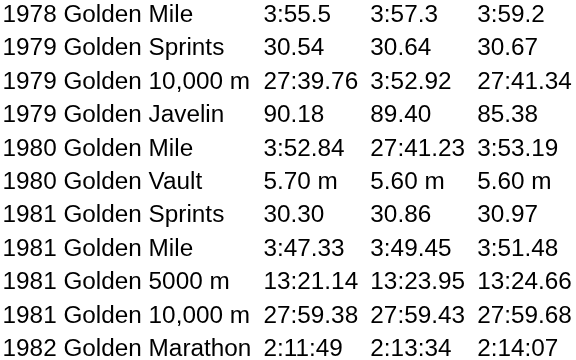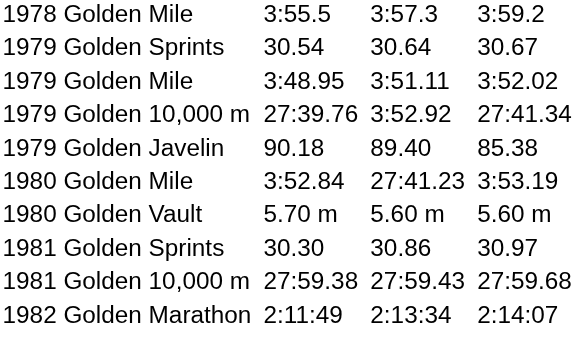+ row: (98, 80)
- row: (98, 248)
- row: (116, 281)
